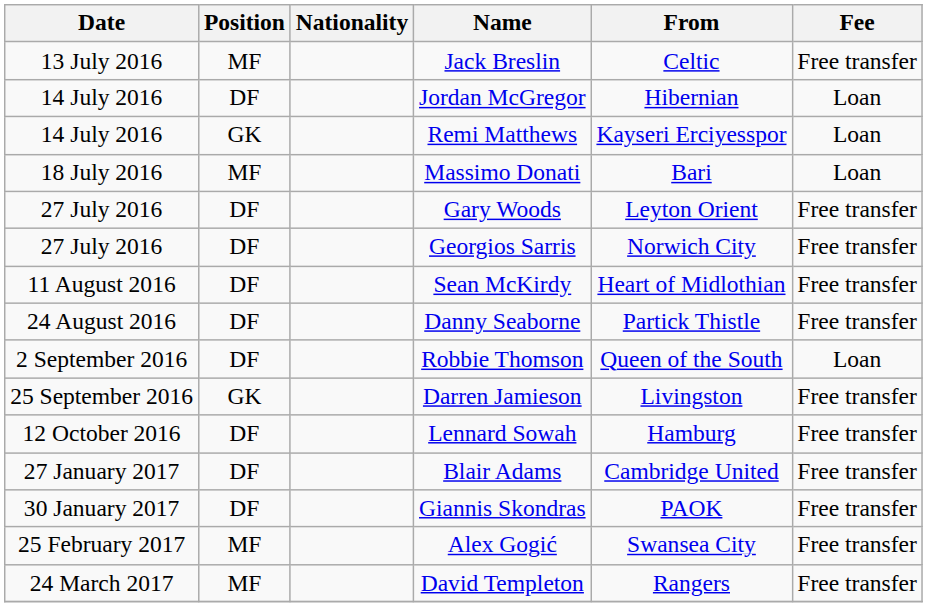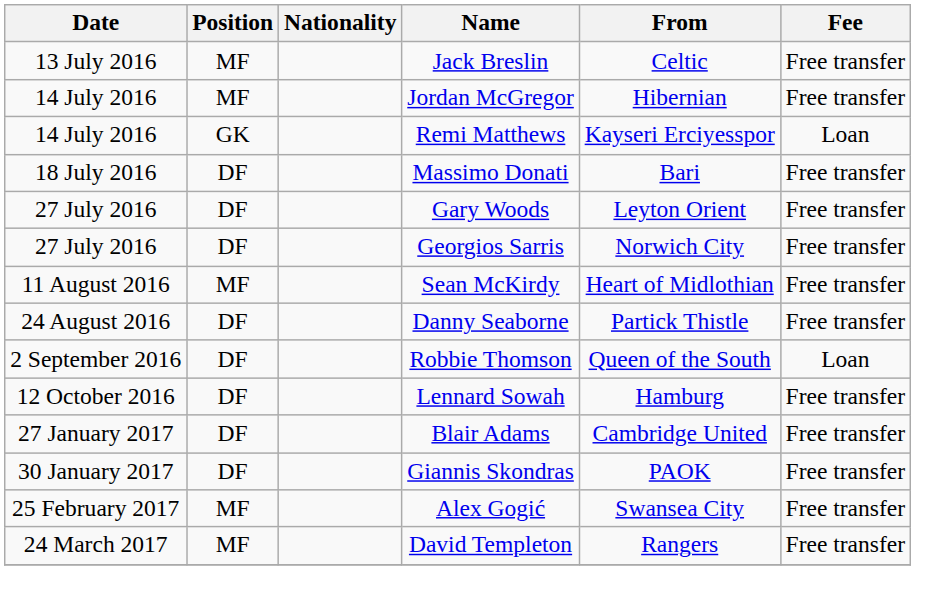(244, 97) DF -> (233, 97) MF
(857, 97) Loan -> (845, 97) Free transfer
(244, 172) MF -> (233, 172) DF
(857, 172) Loan -> (845, 172) Free transfer
(244, 284) DF -> (233, 284) MF
- row: (502, 396)
